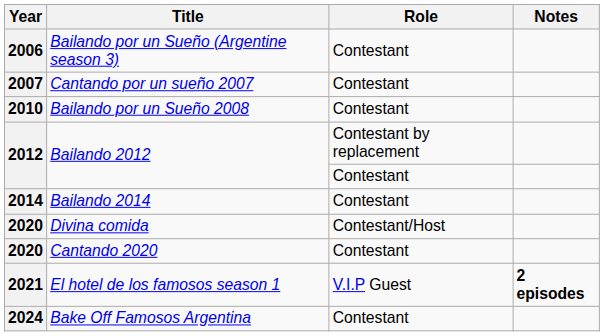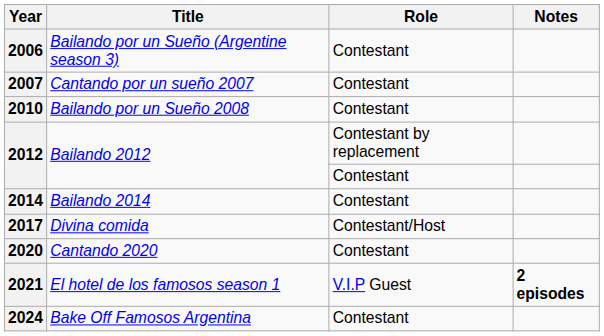(26, 226) 2020 -> (26, 226) 2017
